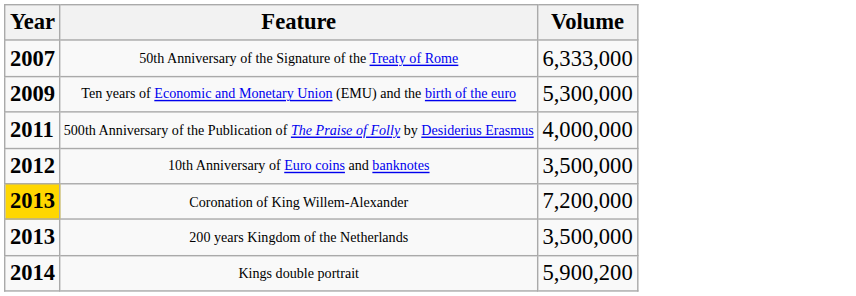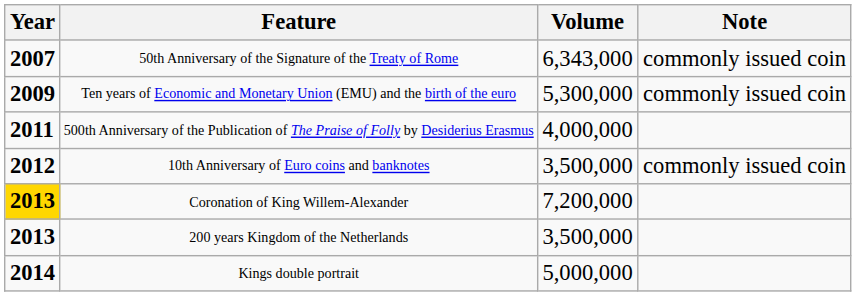+ column: (745, 22)
(588, 58) 6,333,000 -> (588, 58) 6,343,000
(588, 272) 5,900,200 -> (588, 272) 5,000,000
